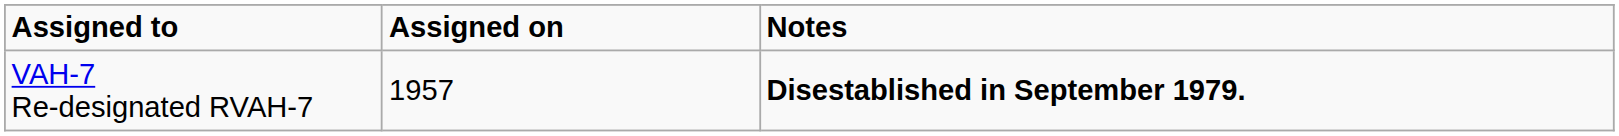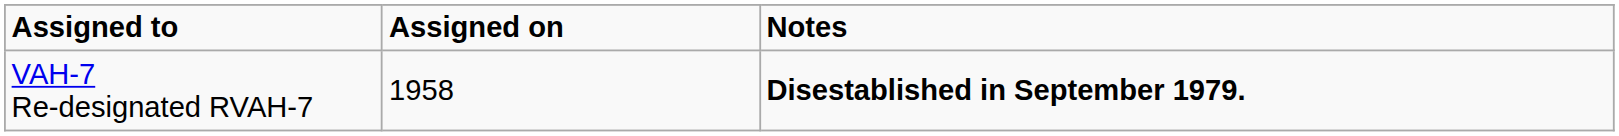(421, 90) 1957 -> (421, 90) 1958
